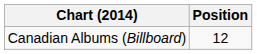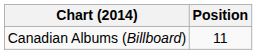(220, 37) 12 -> (220, 37) 11
